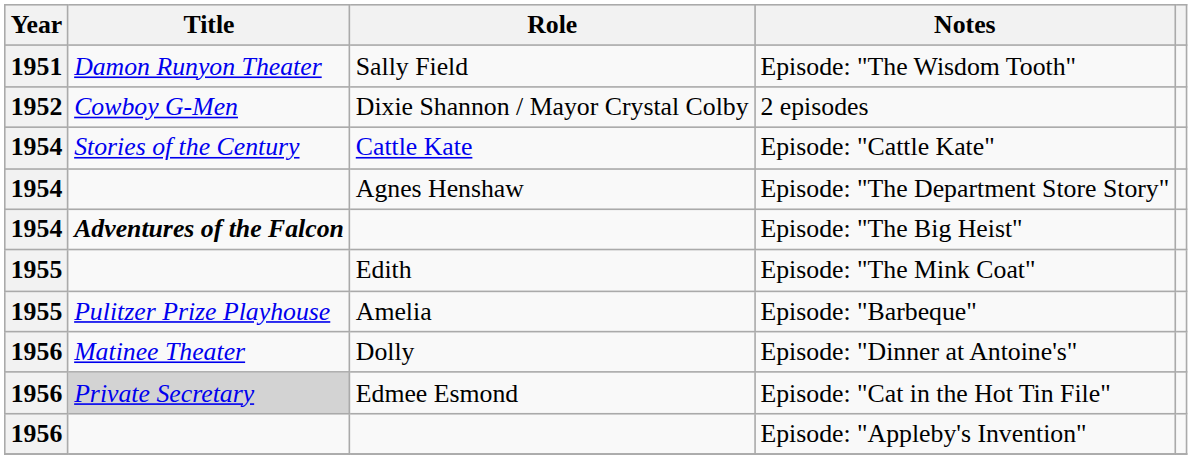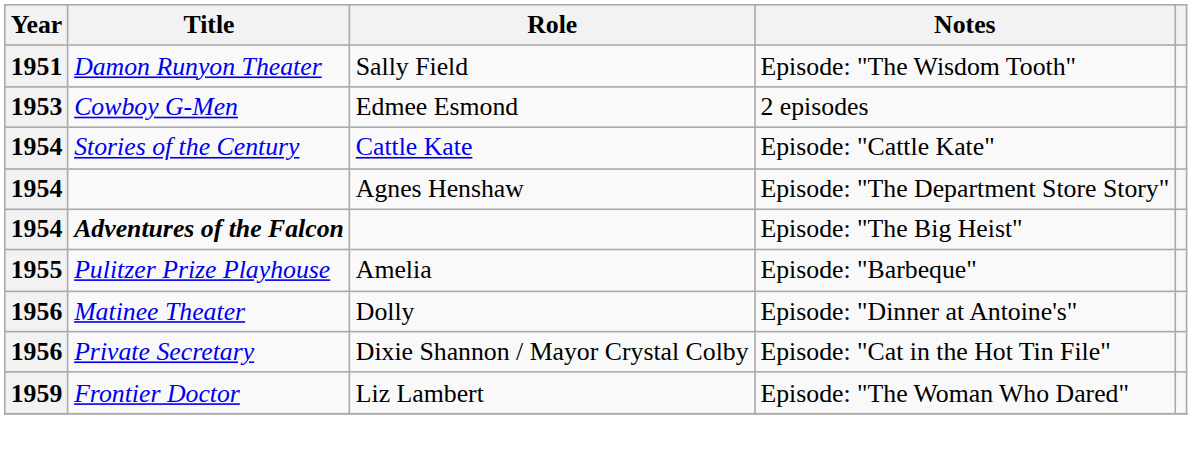(37, 106) 1952 -> (37, 106) 1953
(552, 106) Dixie Shannon / Mayor Crystal Colby -> (437, 106) Edmee Esmond
- row: (898, 270)
(164, 392) lightgrey background -> (164, 351) no background
(437, 392) Edmee Esmond -> (552, 351) Dixie Shannon / Mayor Crystal Colby
- row: (924, 433)
+ row: (945, 392)
